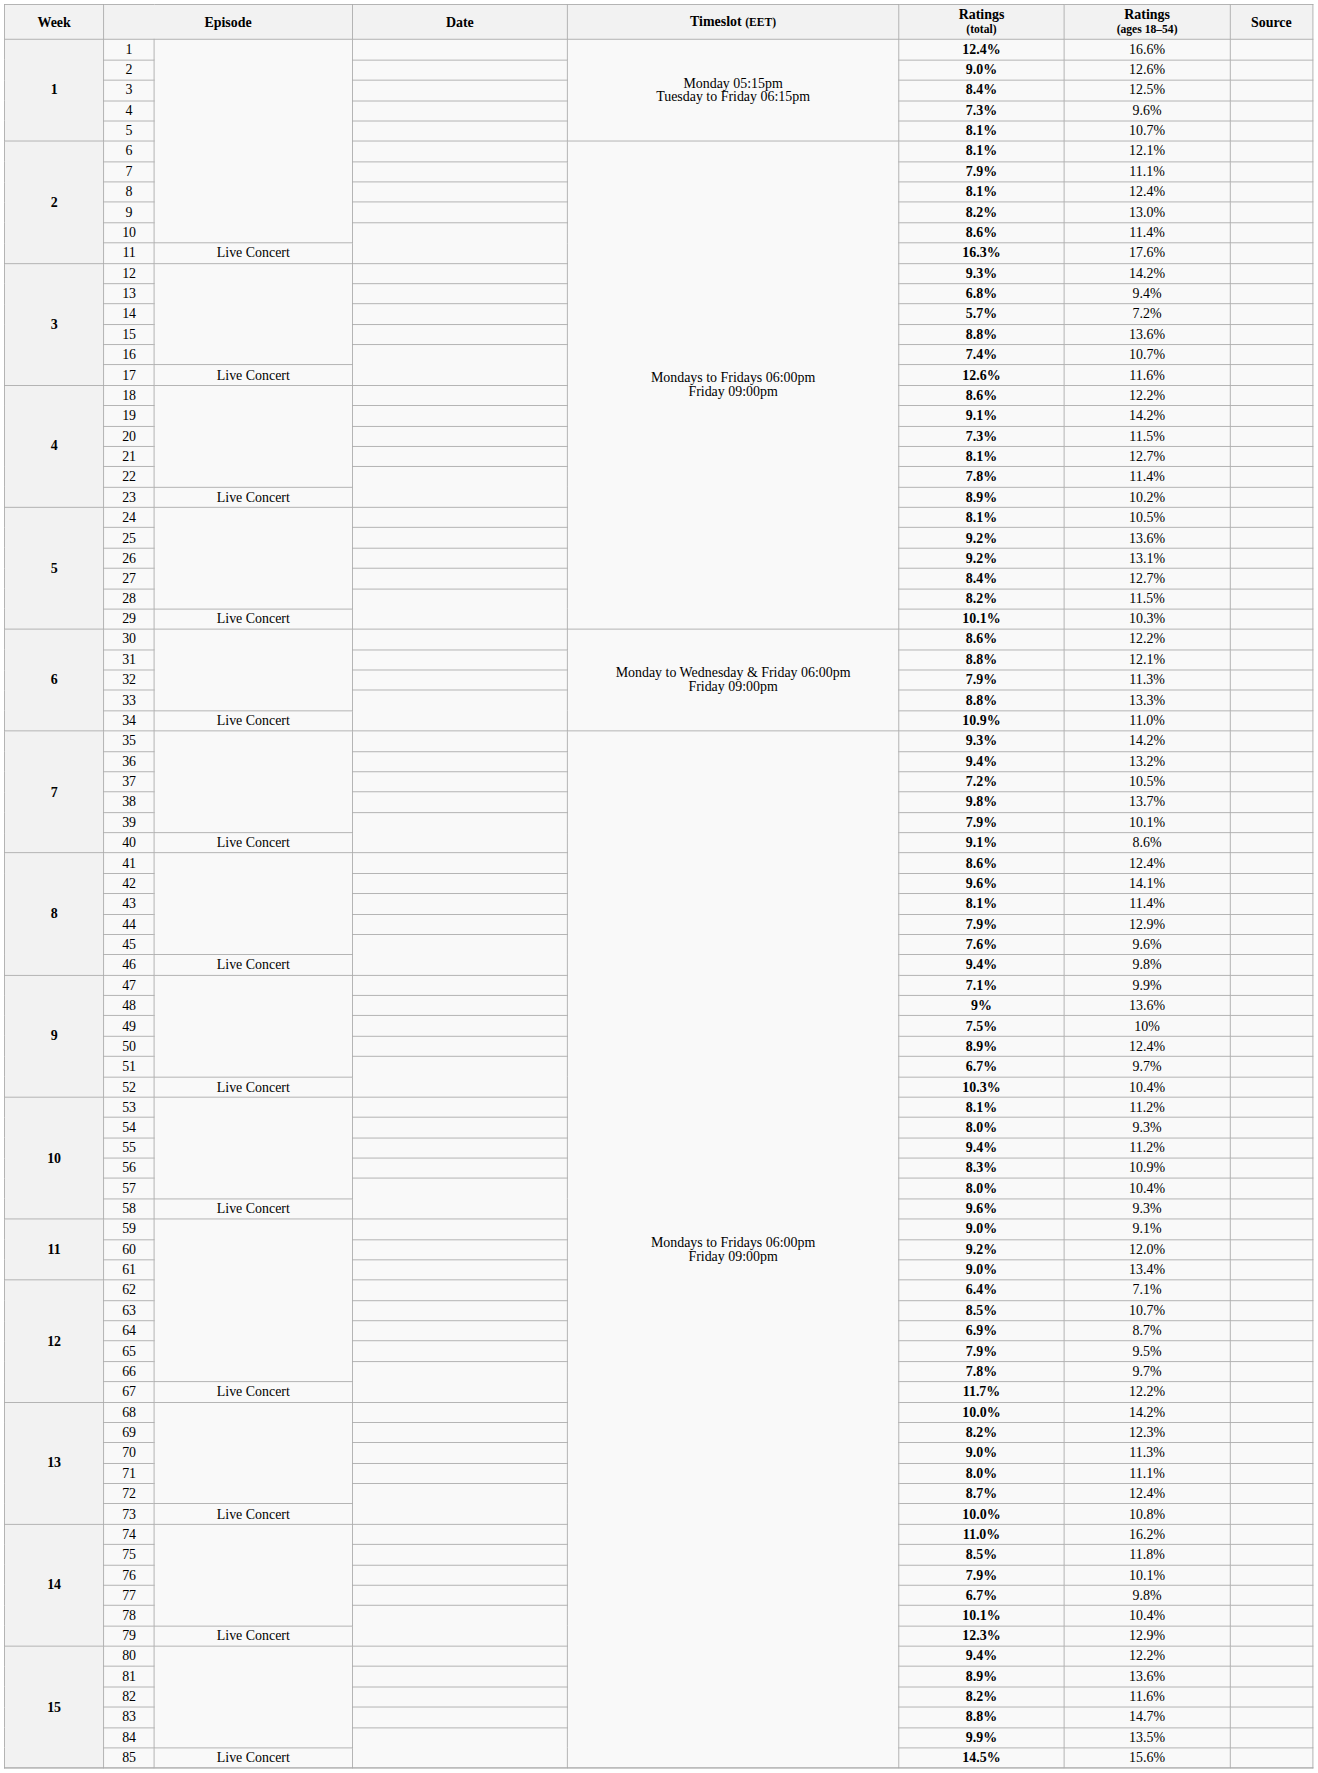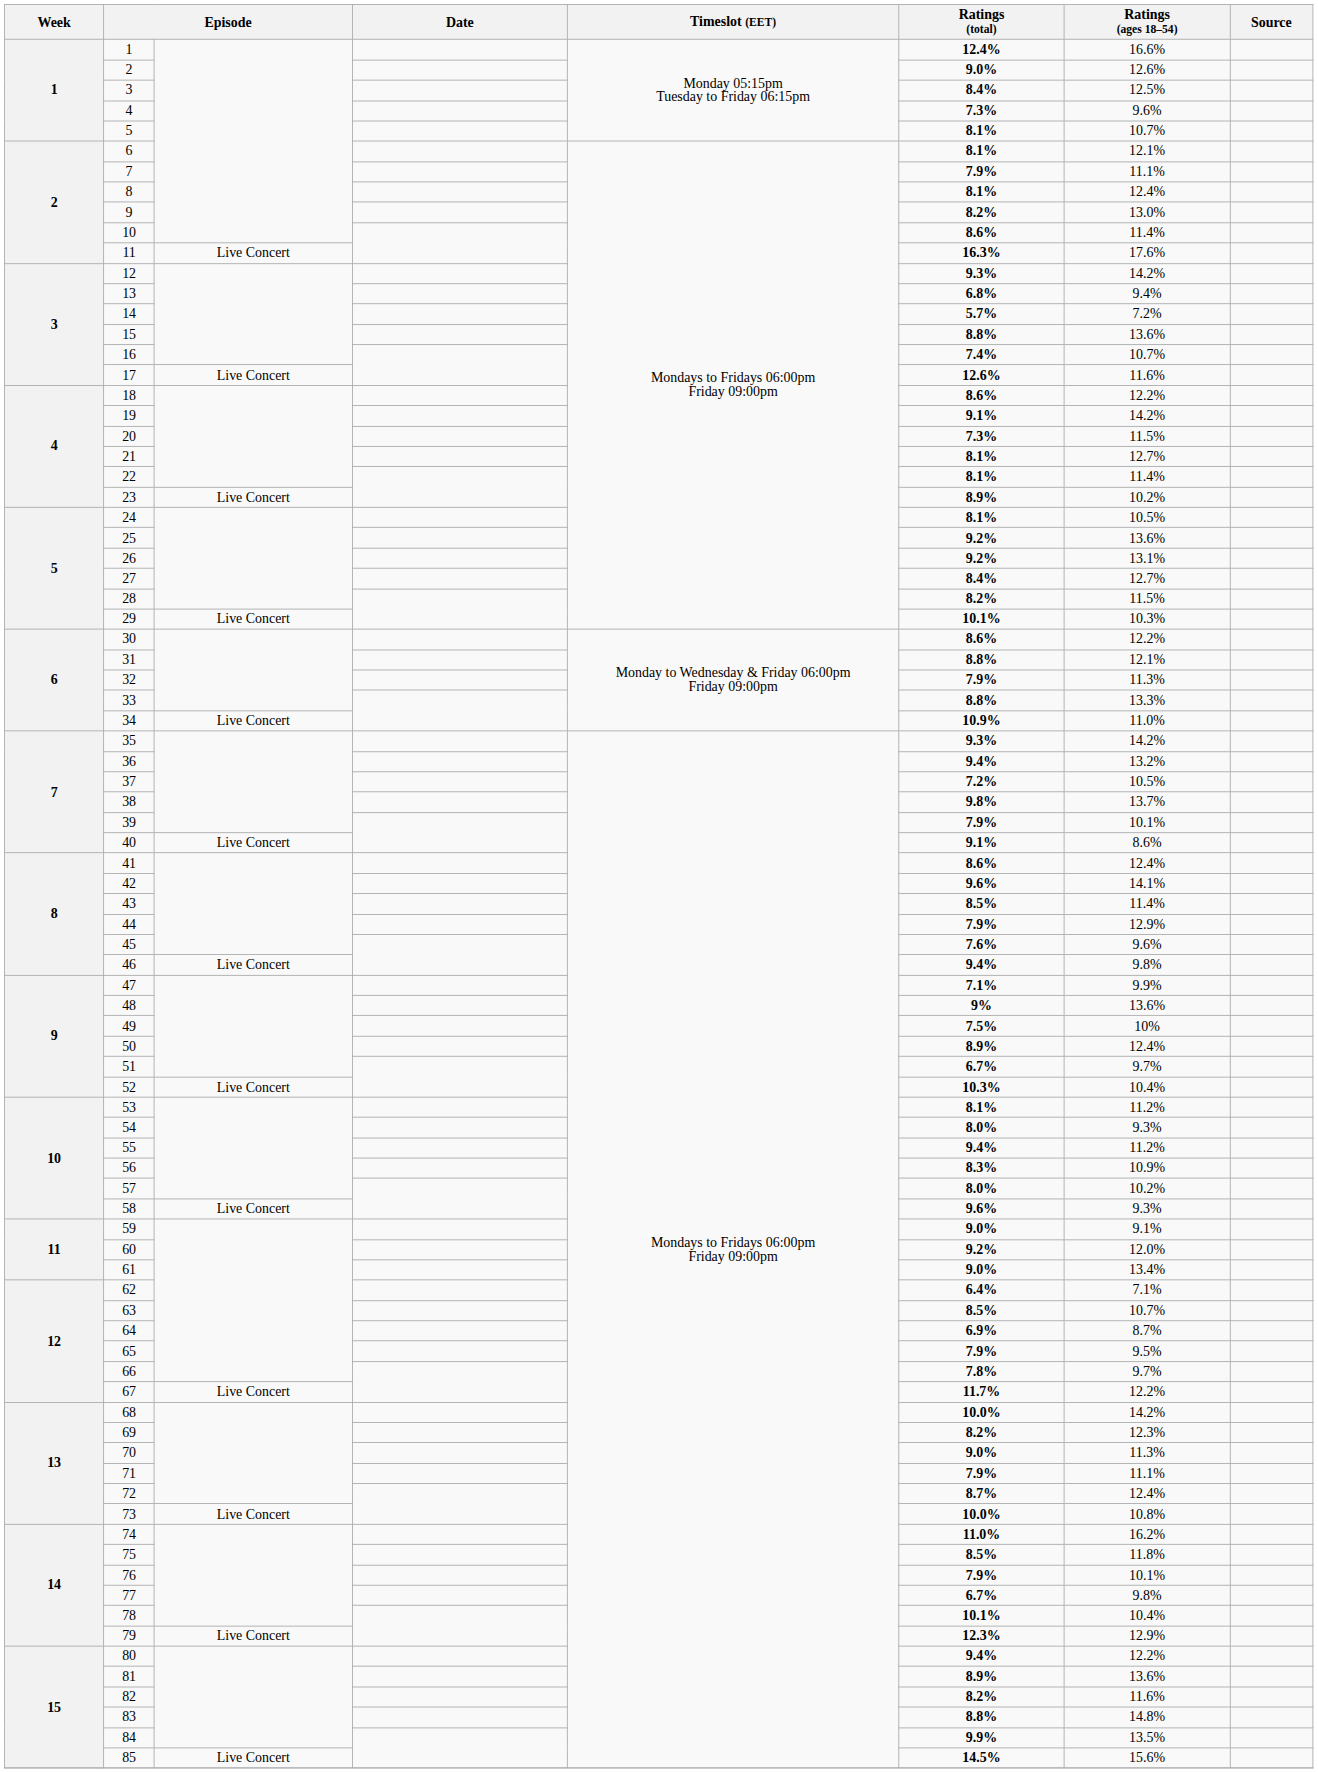(981, 476) 7.8% -> (981, 476) 8.1%
(981, 903) 8.1% -> (981, 903) 8.5%
(1147, 1188) 10.4% -> (1147, 1188) 10.2%
(981, 1473) 8.0% -> (981, 1473) 7.9%
(1147, 1717) 14.7% -> (1147, 1717) 14.8%
